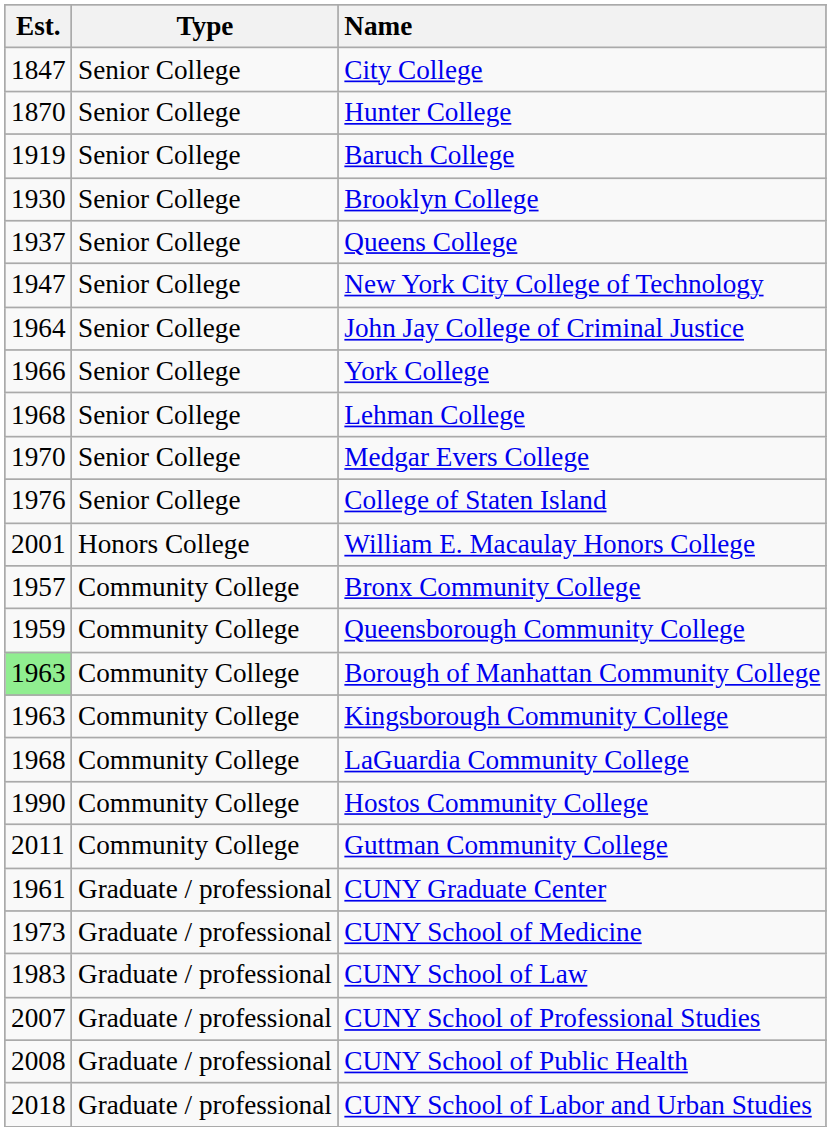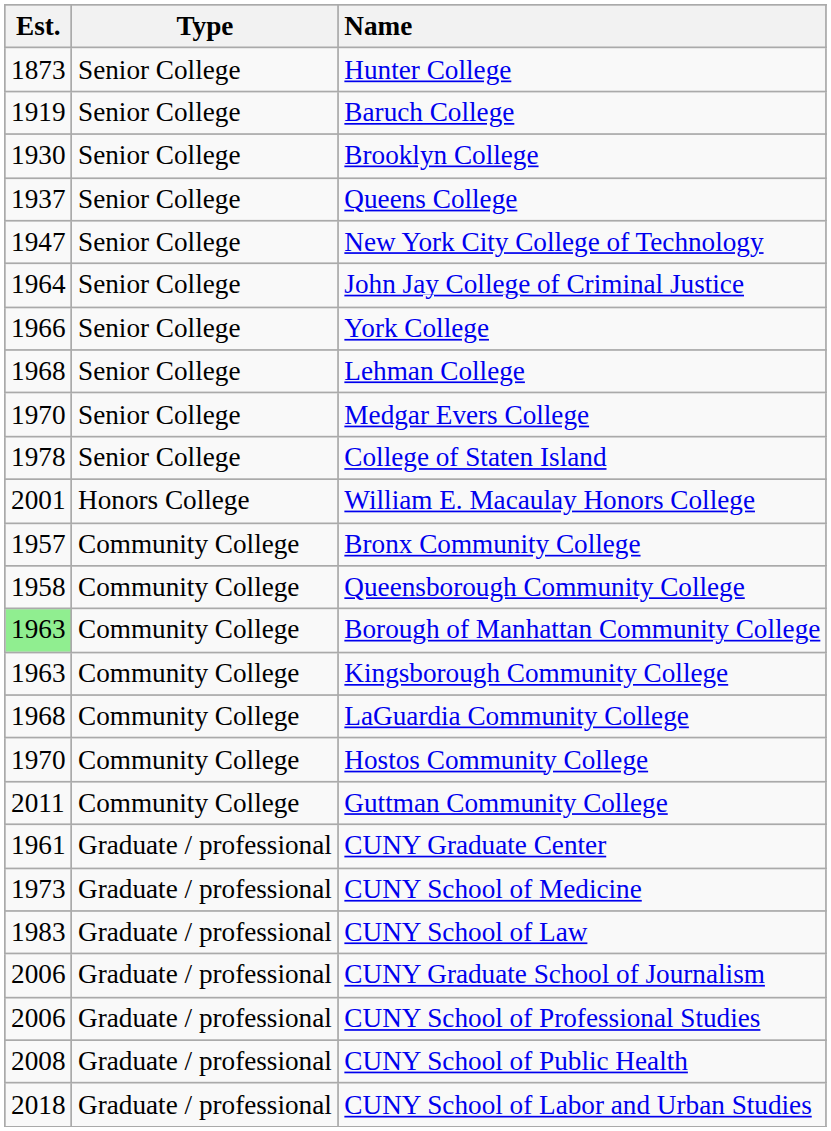- row: (414, 69)
(38, 112) 1870 -> (38, 69) 1873
(38, 500) 1976 -> (38, 457) 1978
(38, 629) 1959 -> (38, 586) 1958
(38, 802) 1990 -> (38, 759) 1970
+ row: (555, 975)
(38, 1018) 2007 -> (38, 1018) 2006
